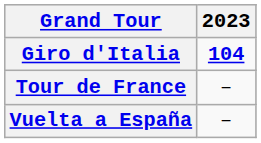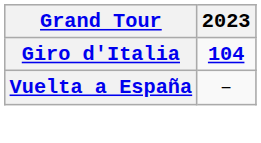- row: (101, 87)
